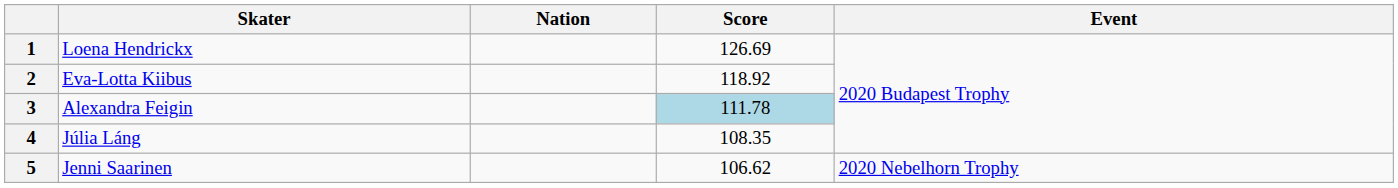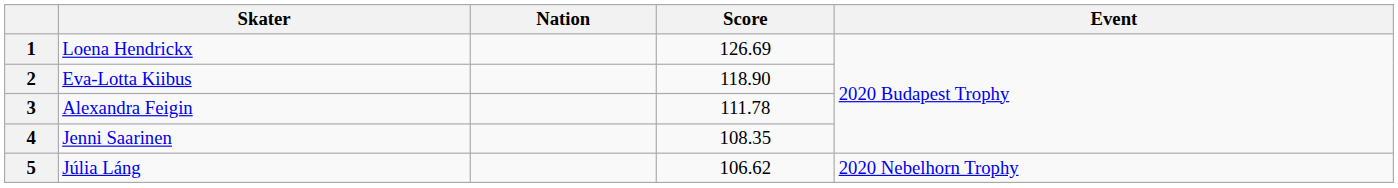(745, 78) 118.92 -> (745, 78) 118.90
(745, 108) lightblue background -> (745, 108) no background
(101, 138) Júlia Láng -> (117, 138) Jenni Saarinen
(117, 167) Jenni Saarinen -> (101, 167) Júlia Láng
